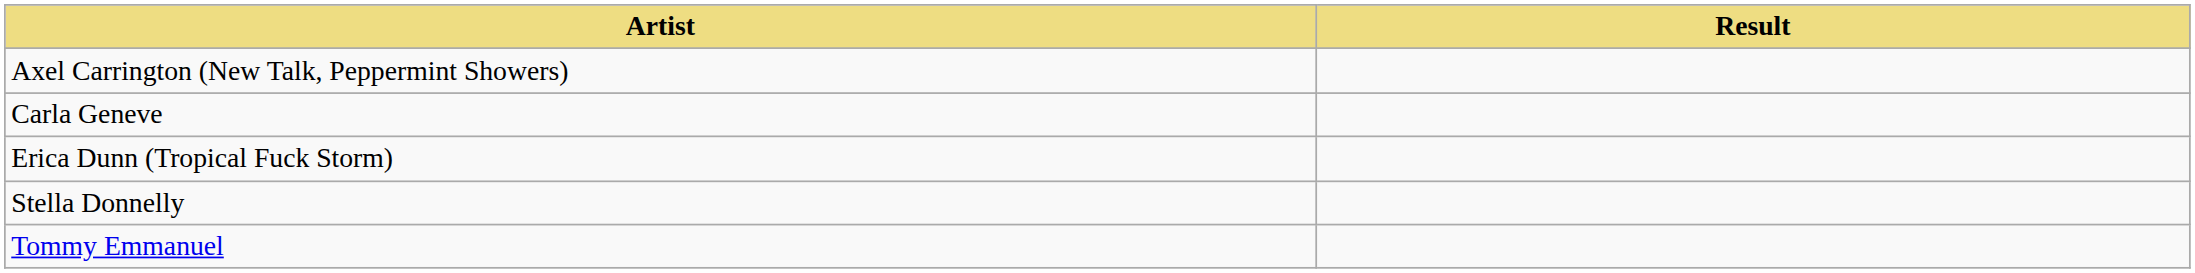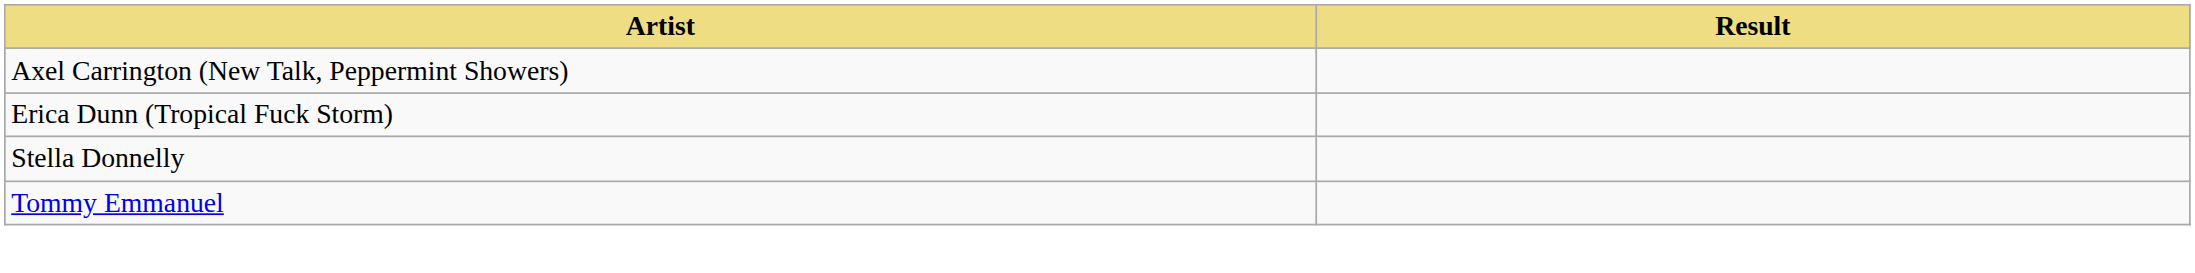- row: (87, 114)
